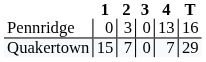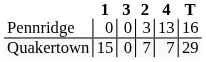columns swapped: (126, 9) <-> (145, 9)
